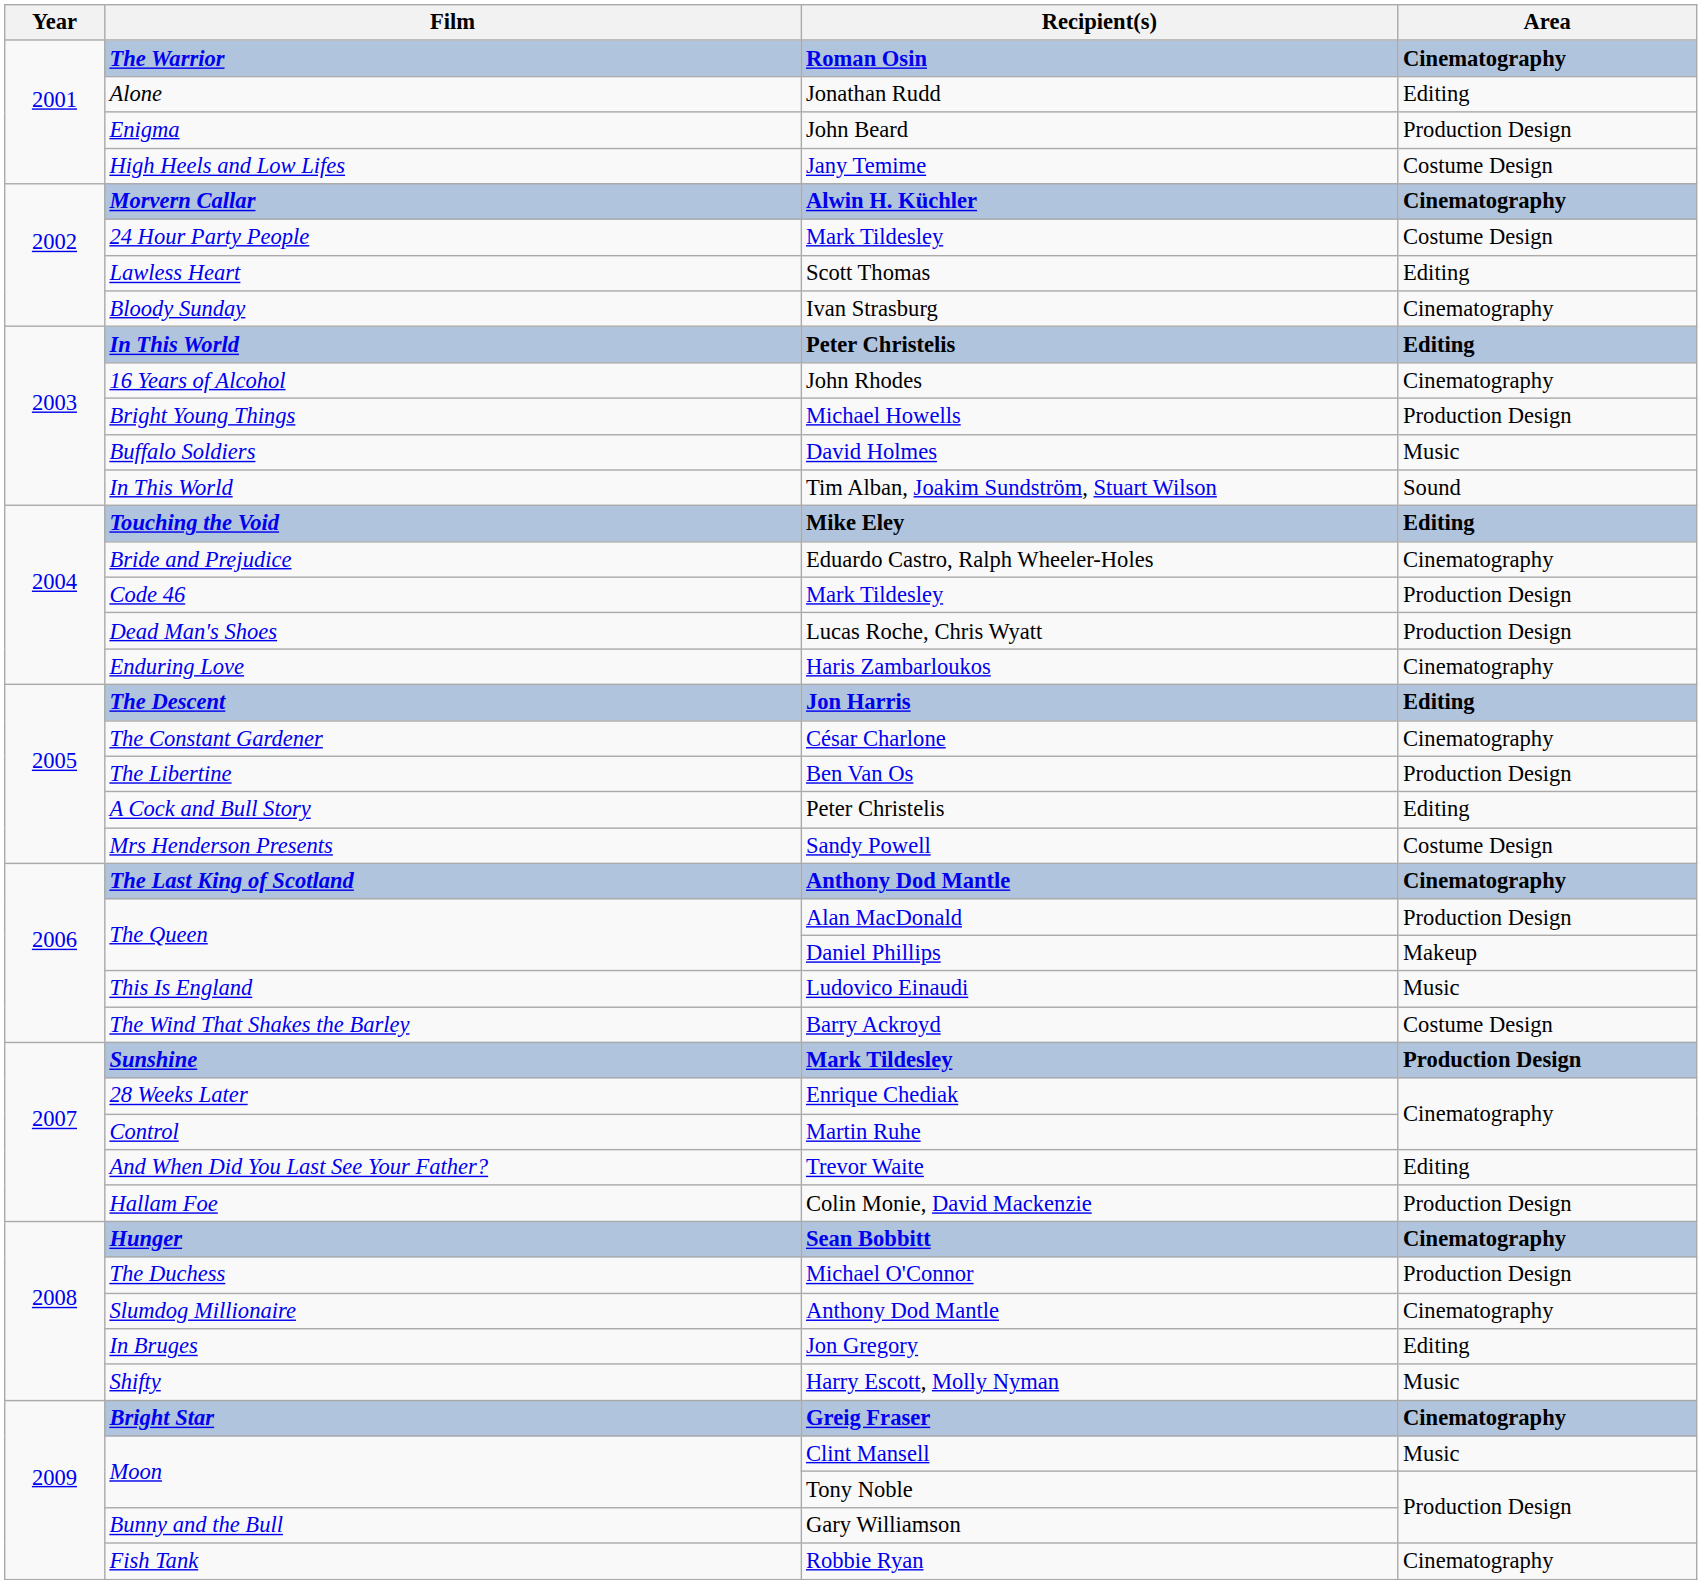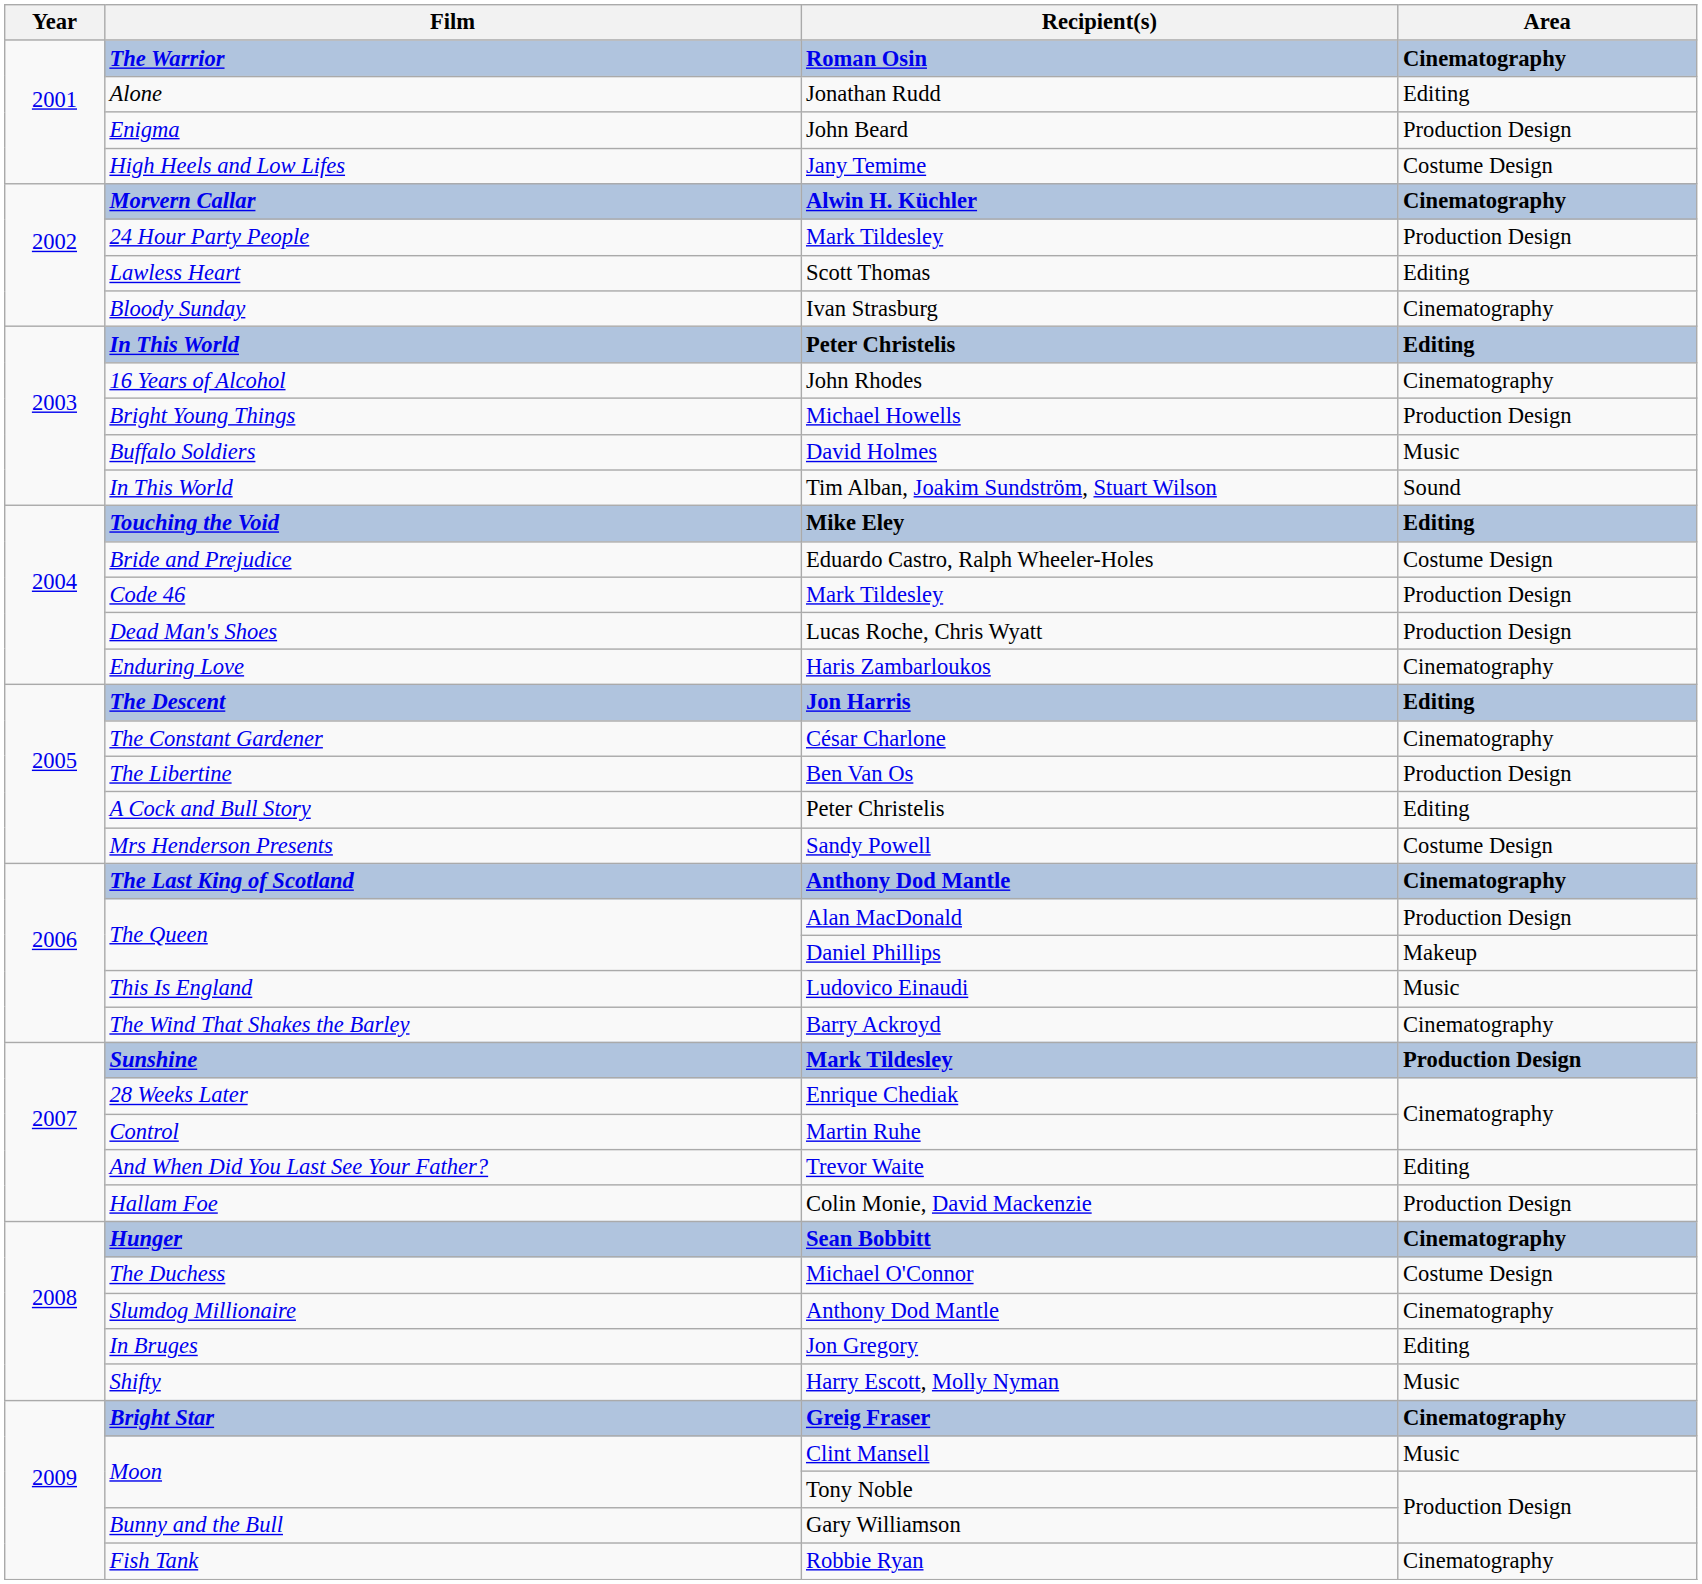(1478, 237) Costume Design -> (1487, 237) Production Design
(1478, 559) Cinematography -> (1478, 559) Costume Design
(1478, 1024) Costume Design -> (1478, 1024) Cinematography
(1487, 1274) Production Design -> (1478, 1274) Costume Design
